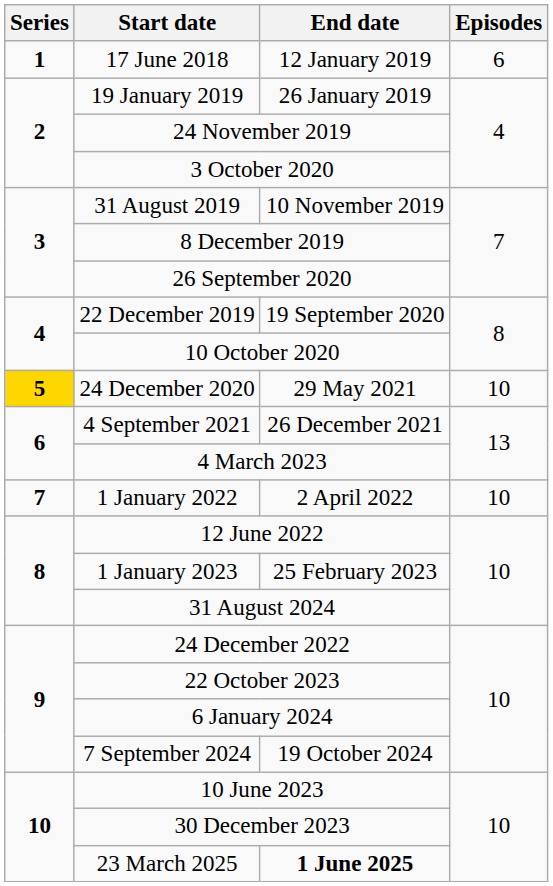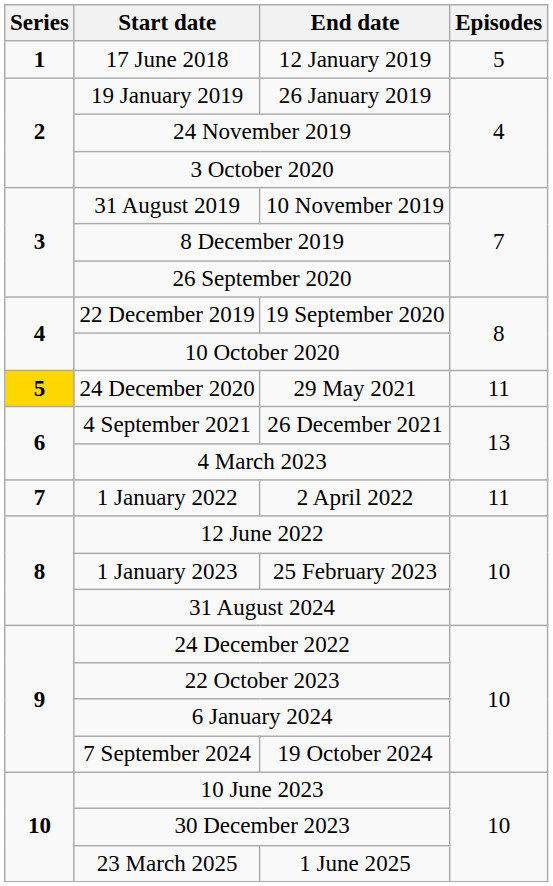(499, 59) 6 -> (499, 59) 5
(499, 388) 10 -> (499, 388) 11
(499, 497) 10 -> (499, 497) 11
(355, 863) bold -> (355, 863) normal
